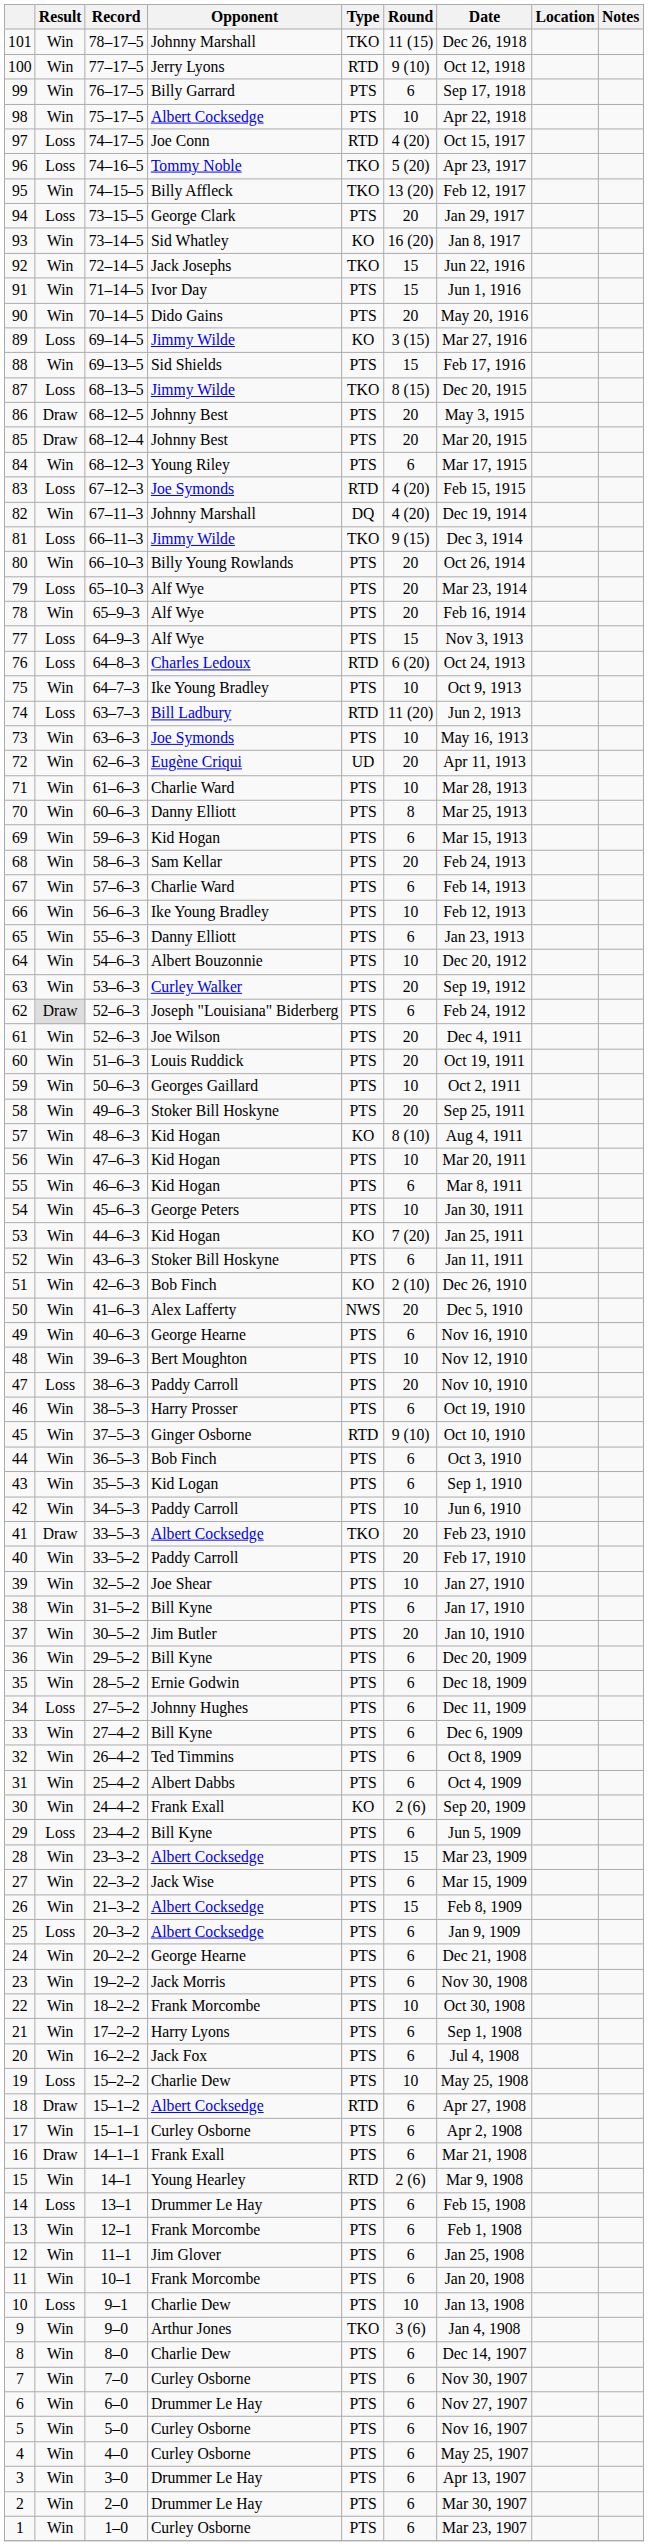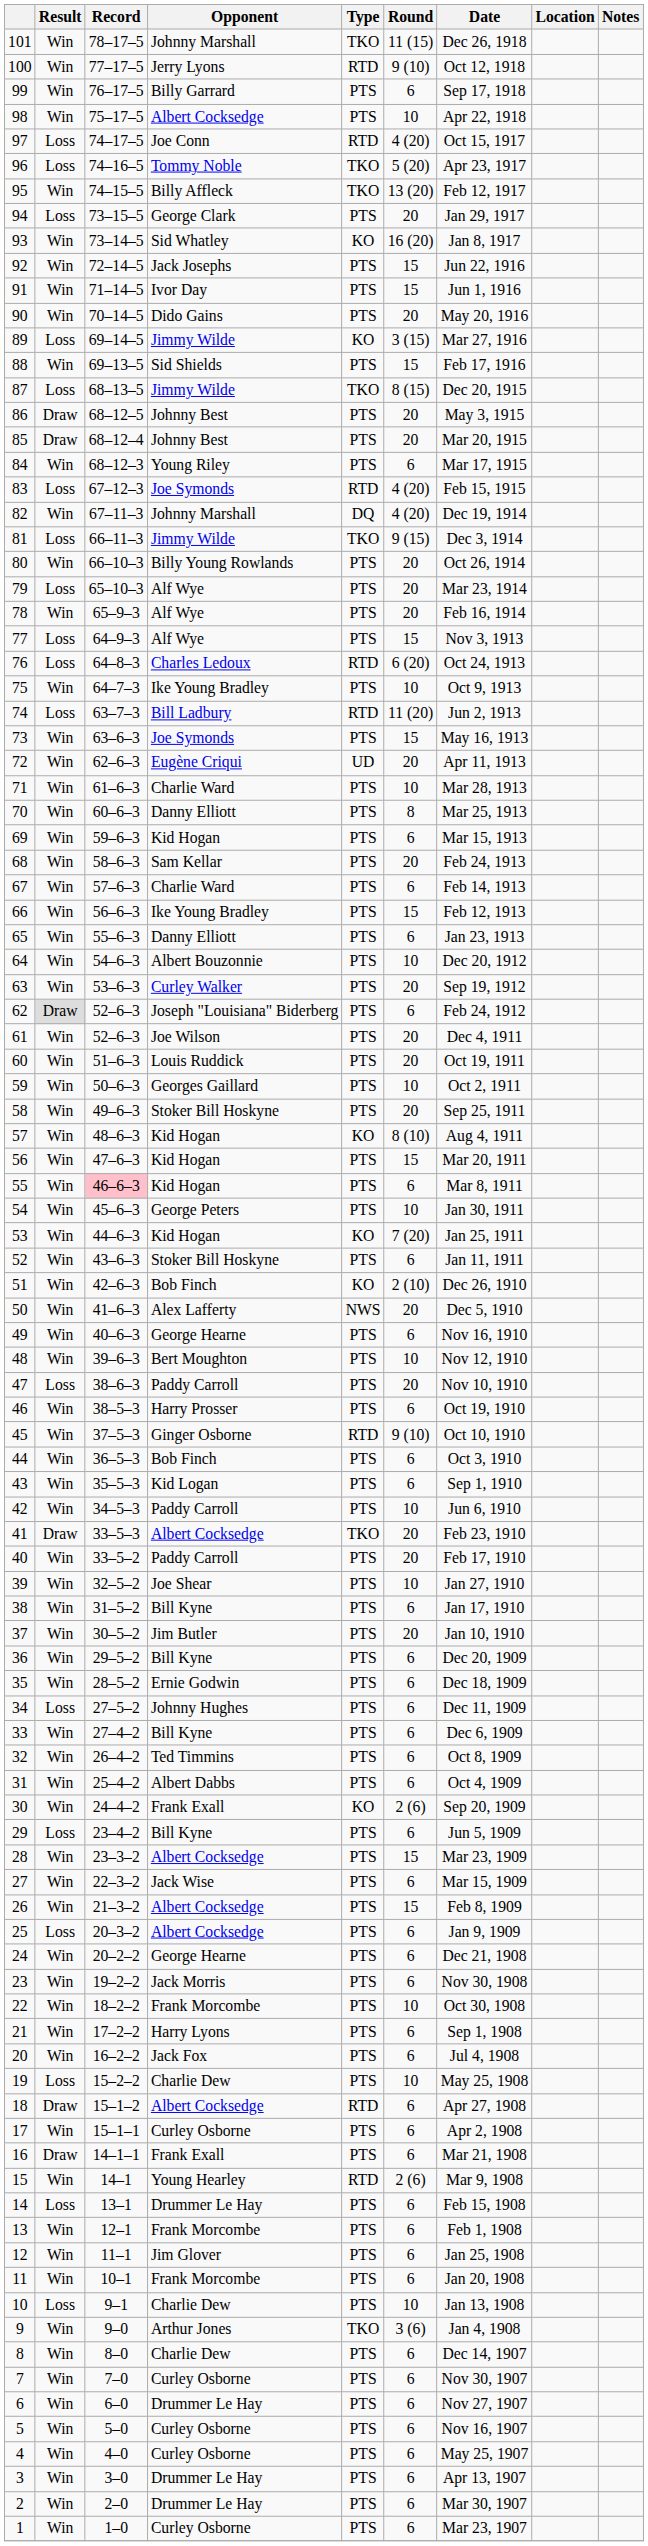(363, 265) TKO -> (363, 265) PTS
(411, 738) 10 -> (411, 738) 15
(411, 912) 10 -> (411, 912) 15
(411, 1160) 10 -> (411, 1160) 15
(116, 1185) no background -> (116, 1185) pink background
